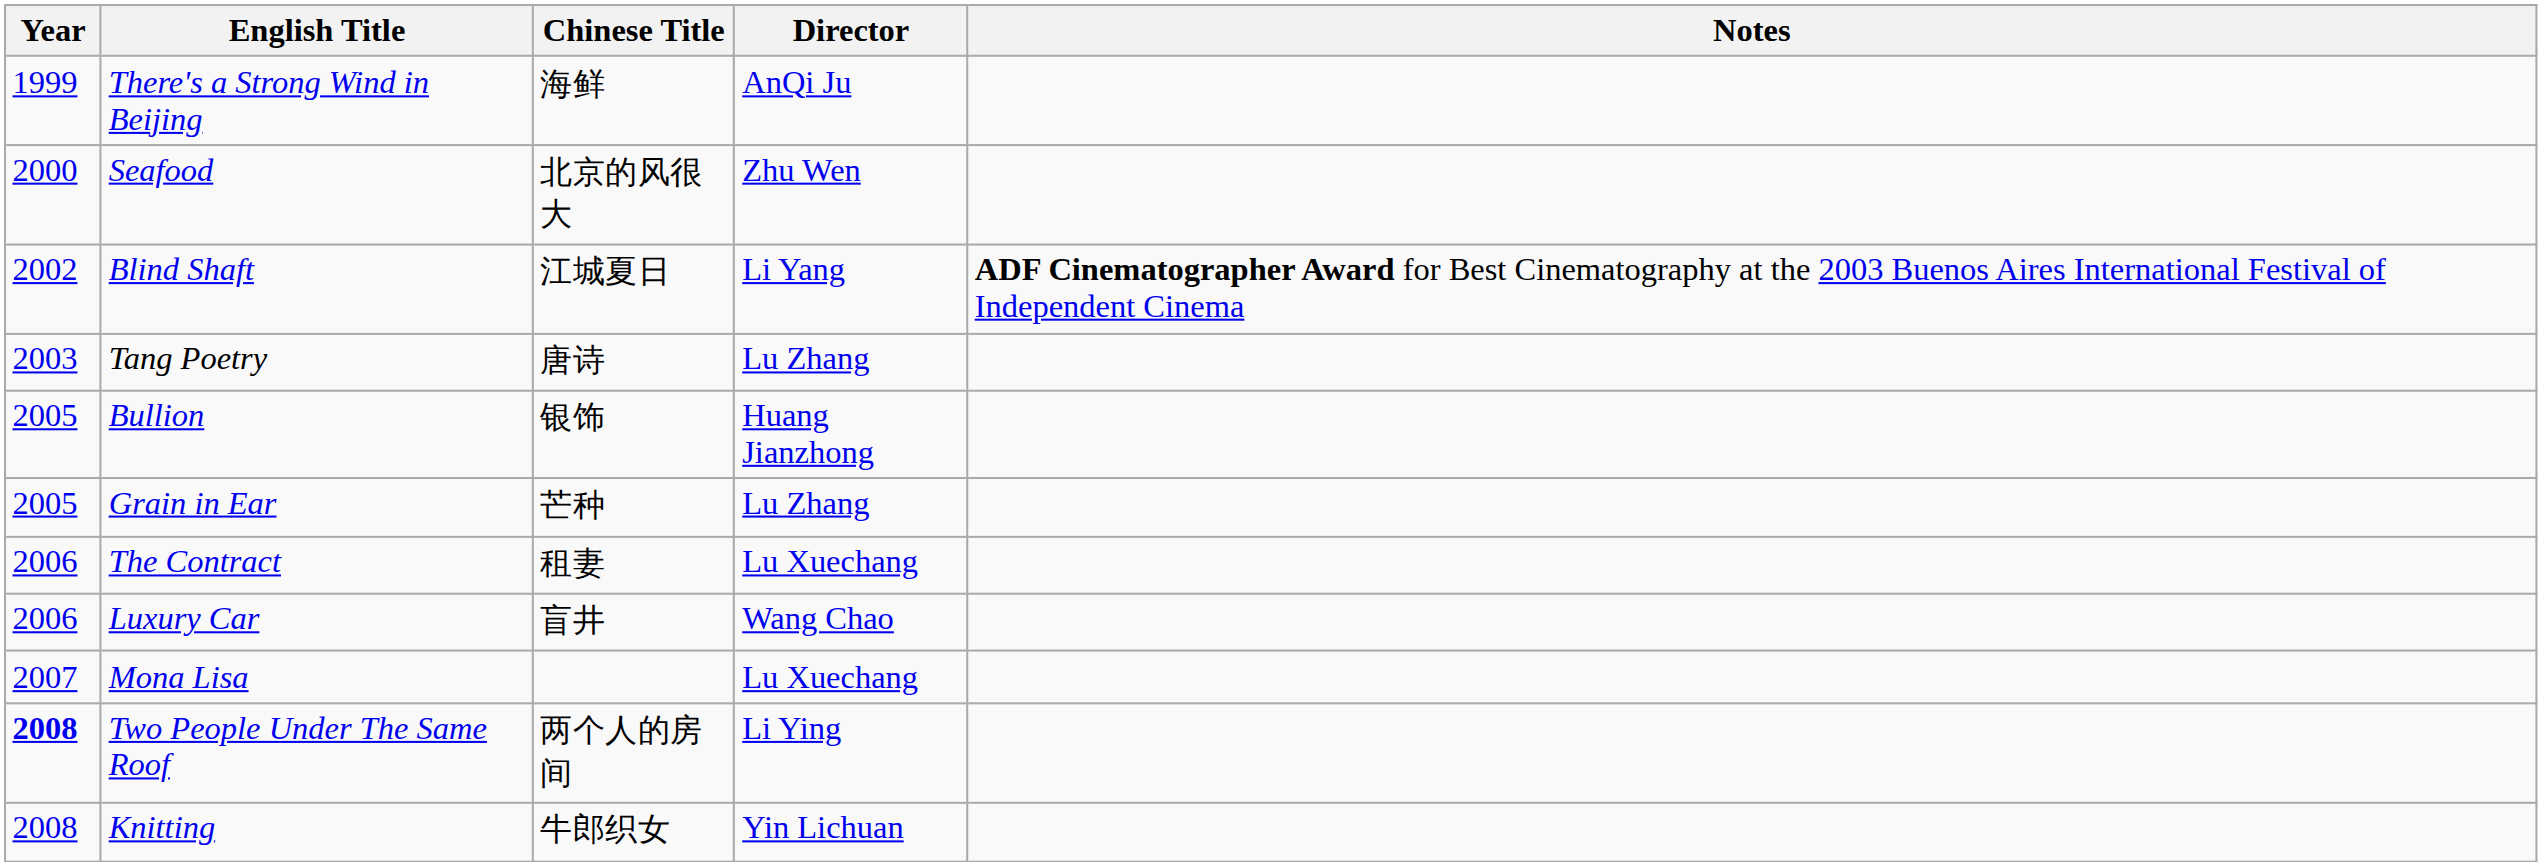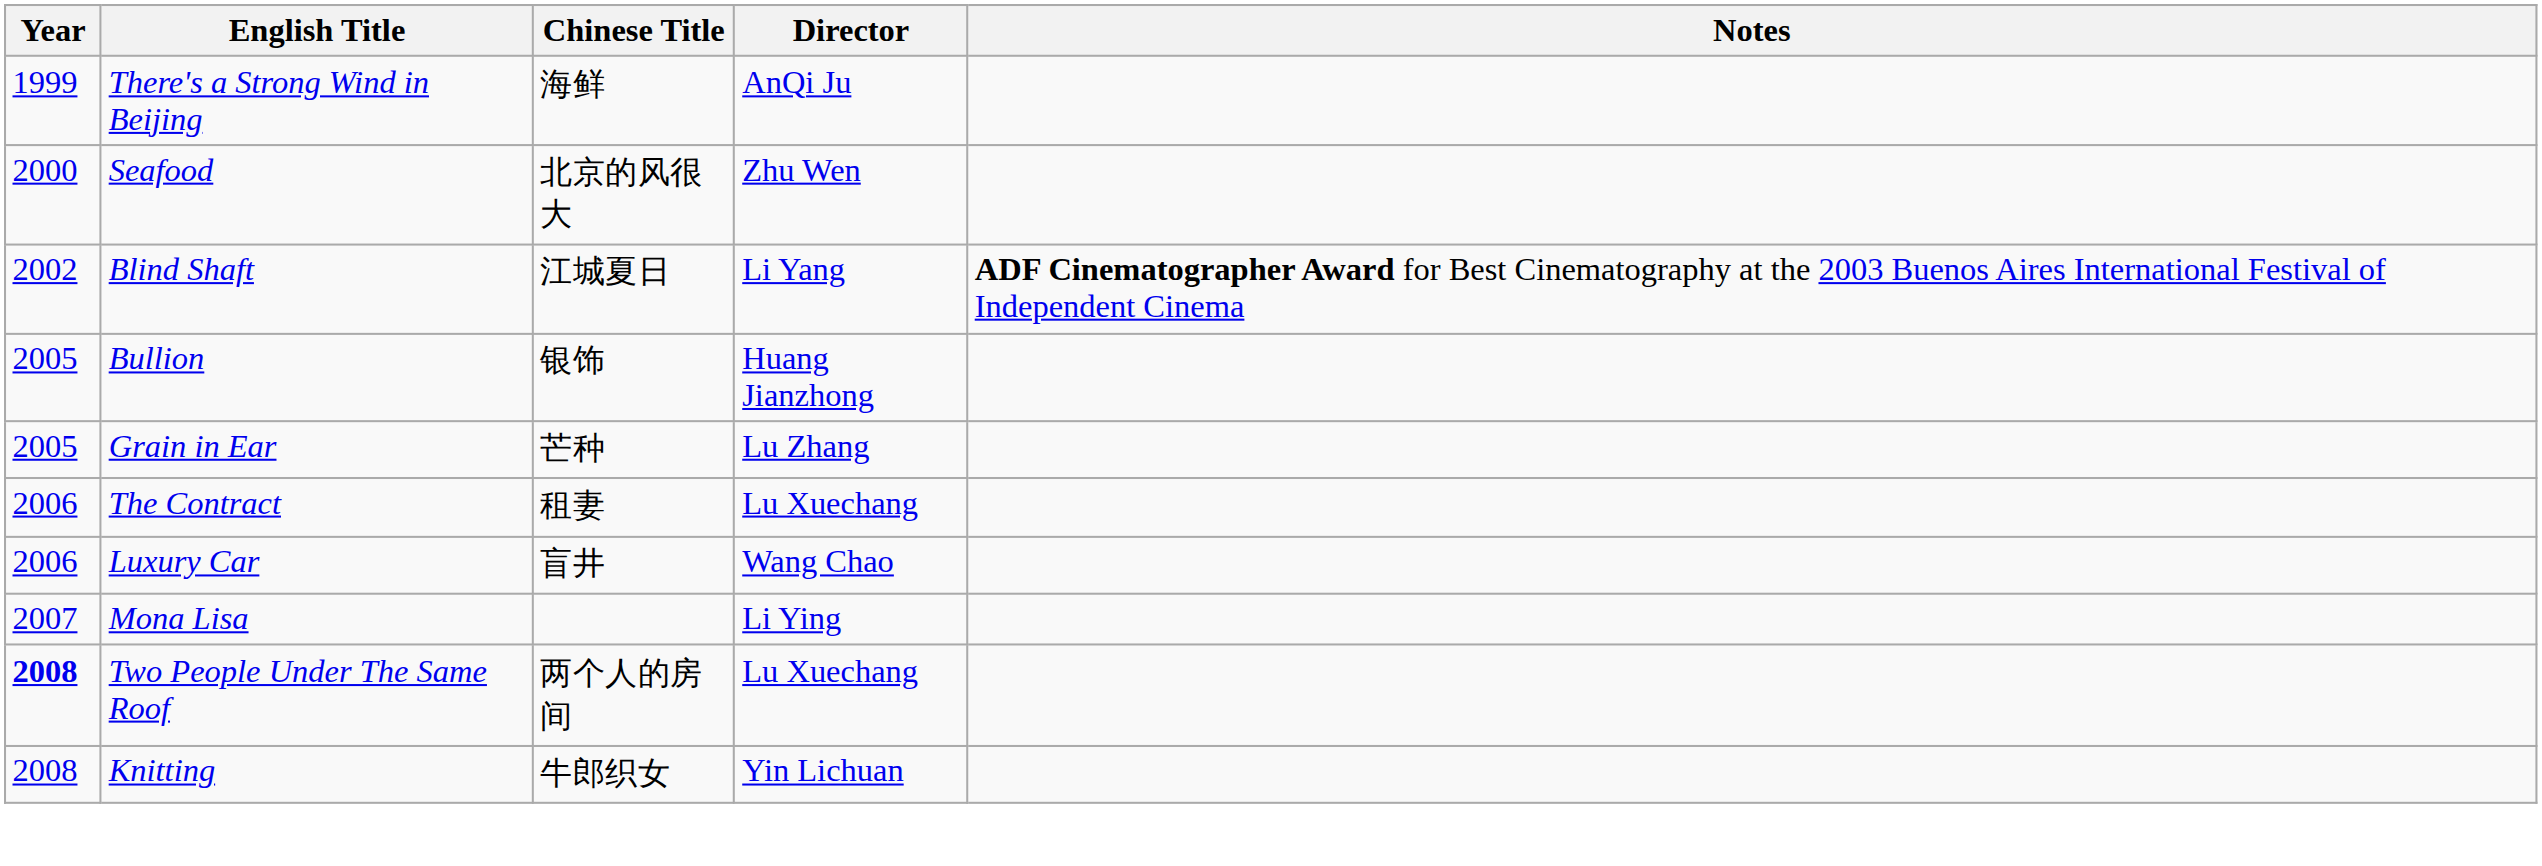- row: (188, 358)
(830, 676) Lu Xuechang -> (792, 618) Li Ying
(792, 728) Li Ying -> (830, 670) Lu Xuechang
